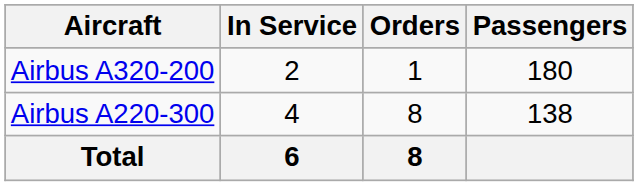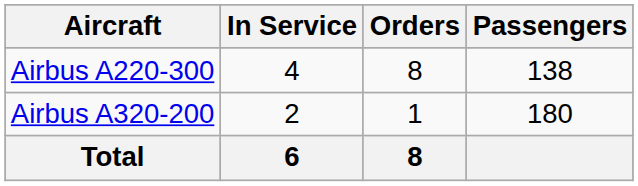rows swapped: (113, 113) <-> (113, 69)
